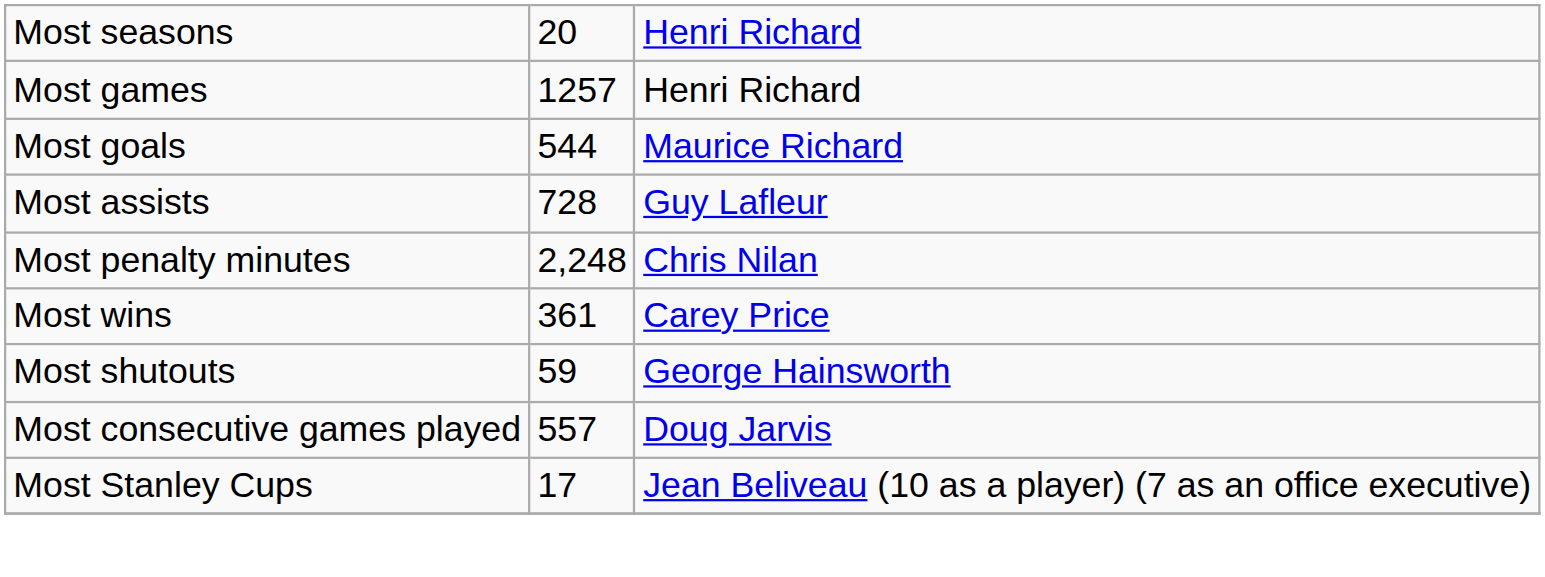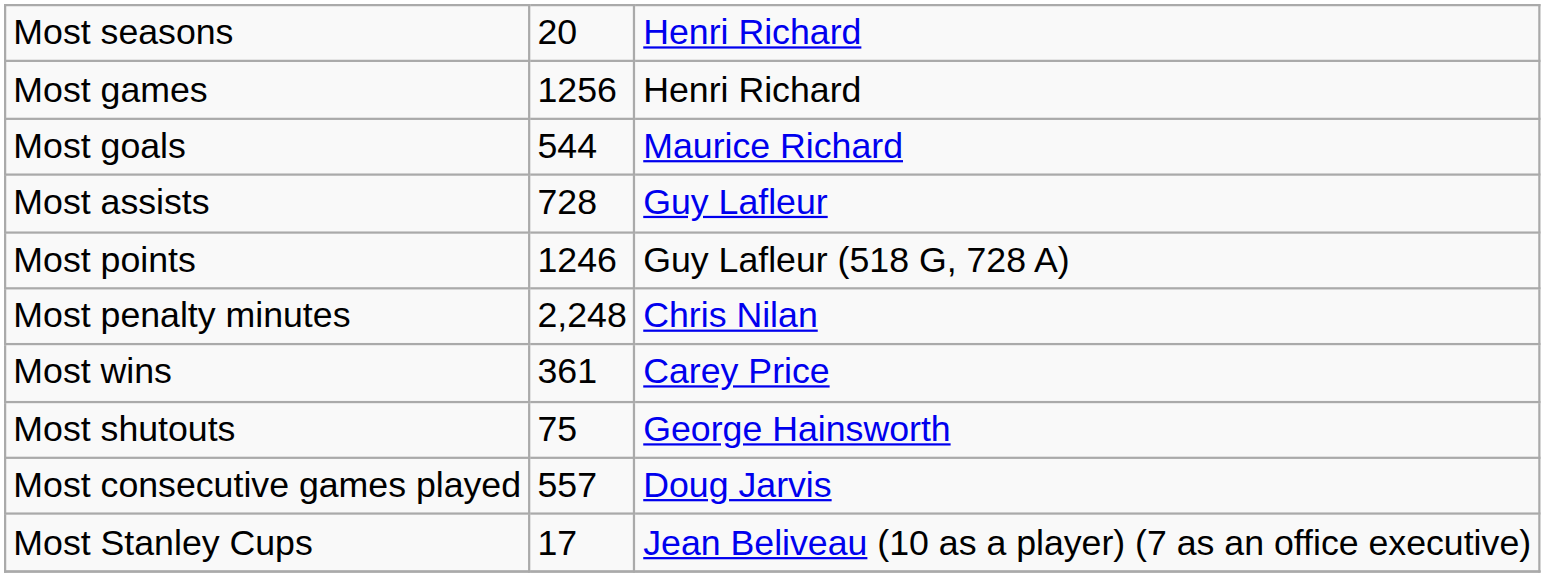(577, 89) 1257 -> (577, 89) 1256
+ row: (105, 259)
(557, 372) 59 -> (557, 428) 75
